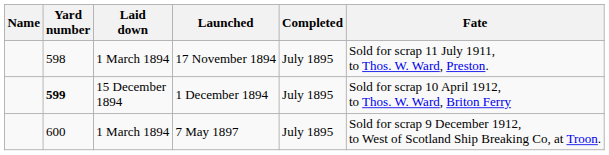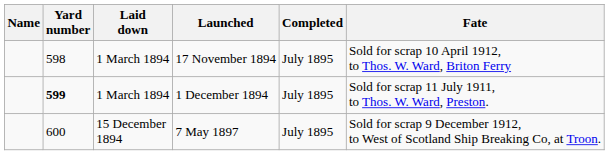(422, 58) Sold for scrap 11 July 1911, to Thos. W. Ward, Preston. -> (430, 58) Sold for scrap 10 April 1912, to Thos. W. Ward, Briton Ferry
(131, 94) 15 December 1894 -> (133, 94) 1 March 1894
(430, 94) Sold for scrap 10 April 1912, to Thos. W. Ward, Briton Ferry -> (422, 94) Sold for scrap 11 July 1911, to Thos. W. Ward, Preston.
(133, 130) 1 March 1894 -> (131, 130) 15 December 1894
